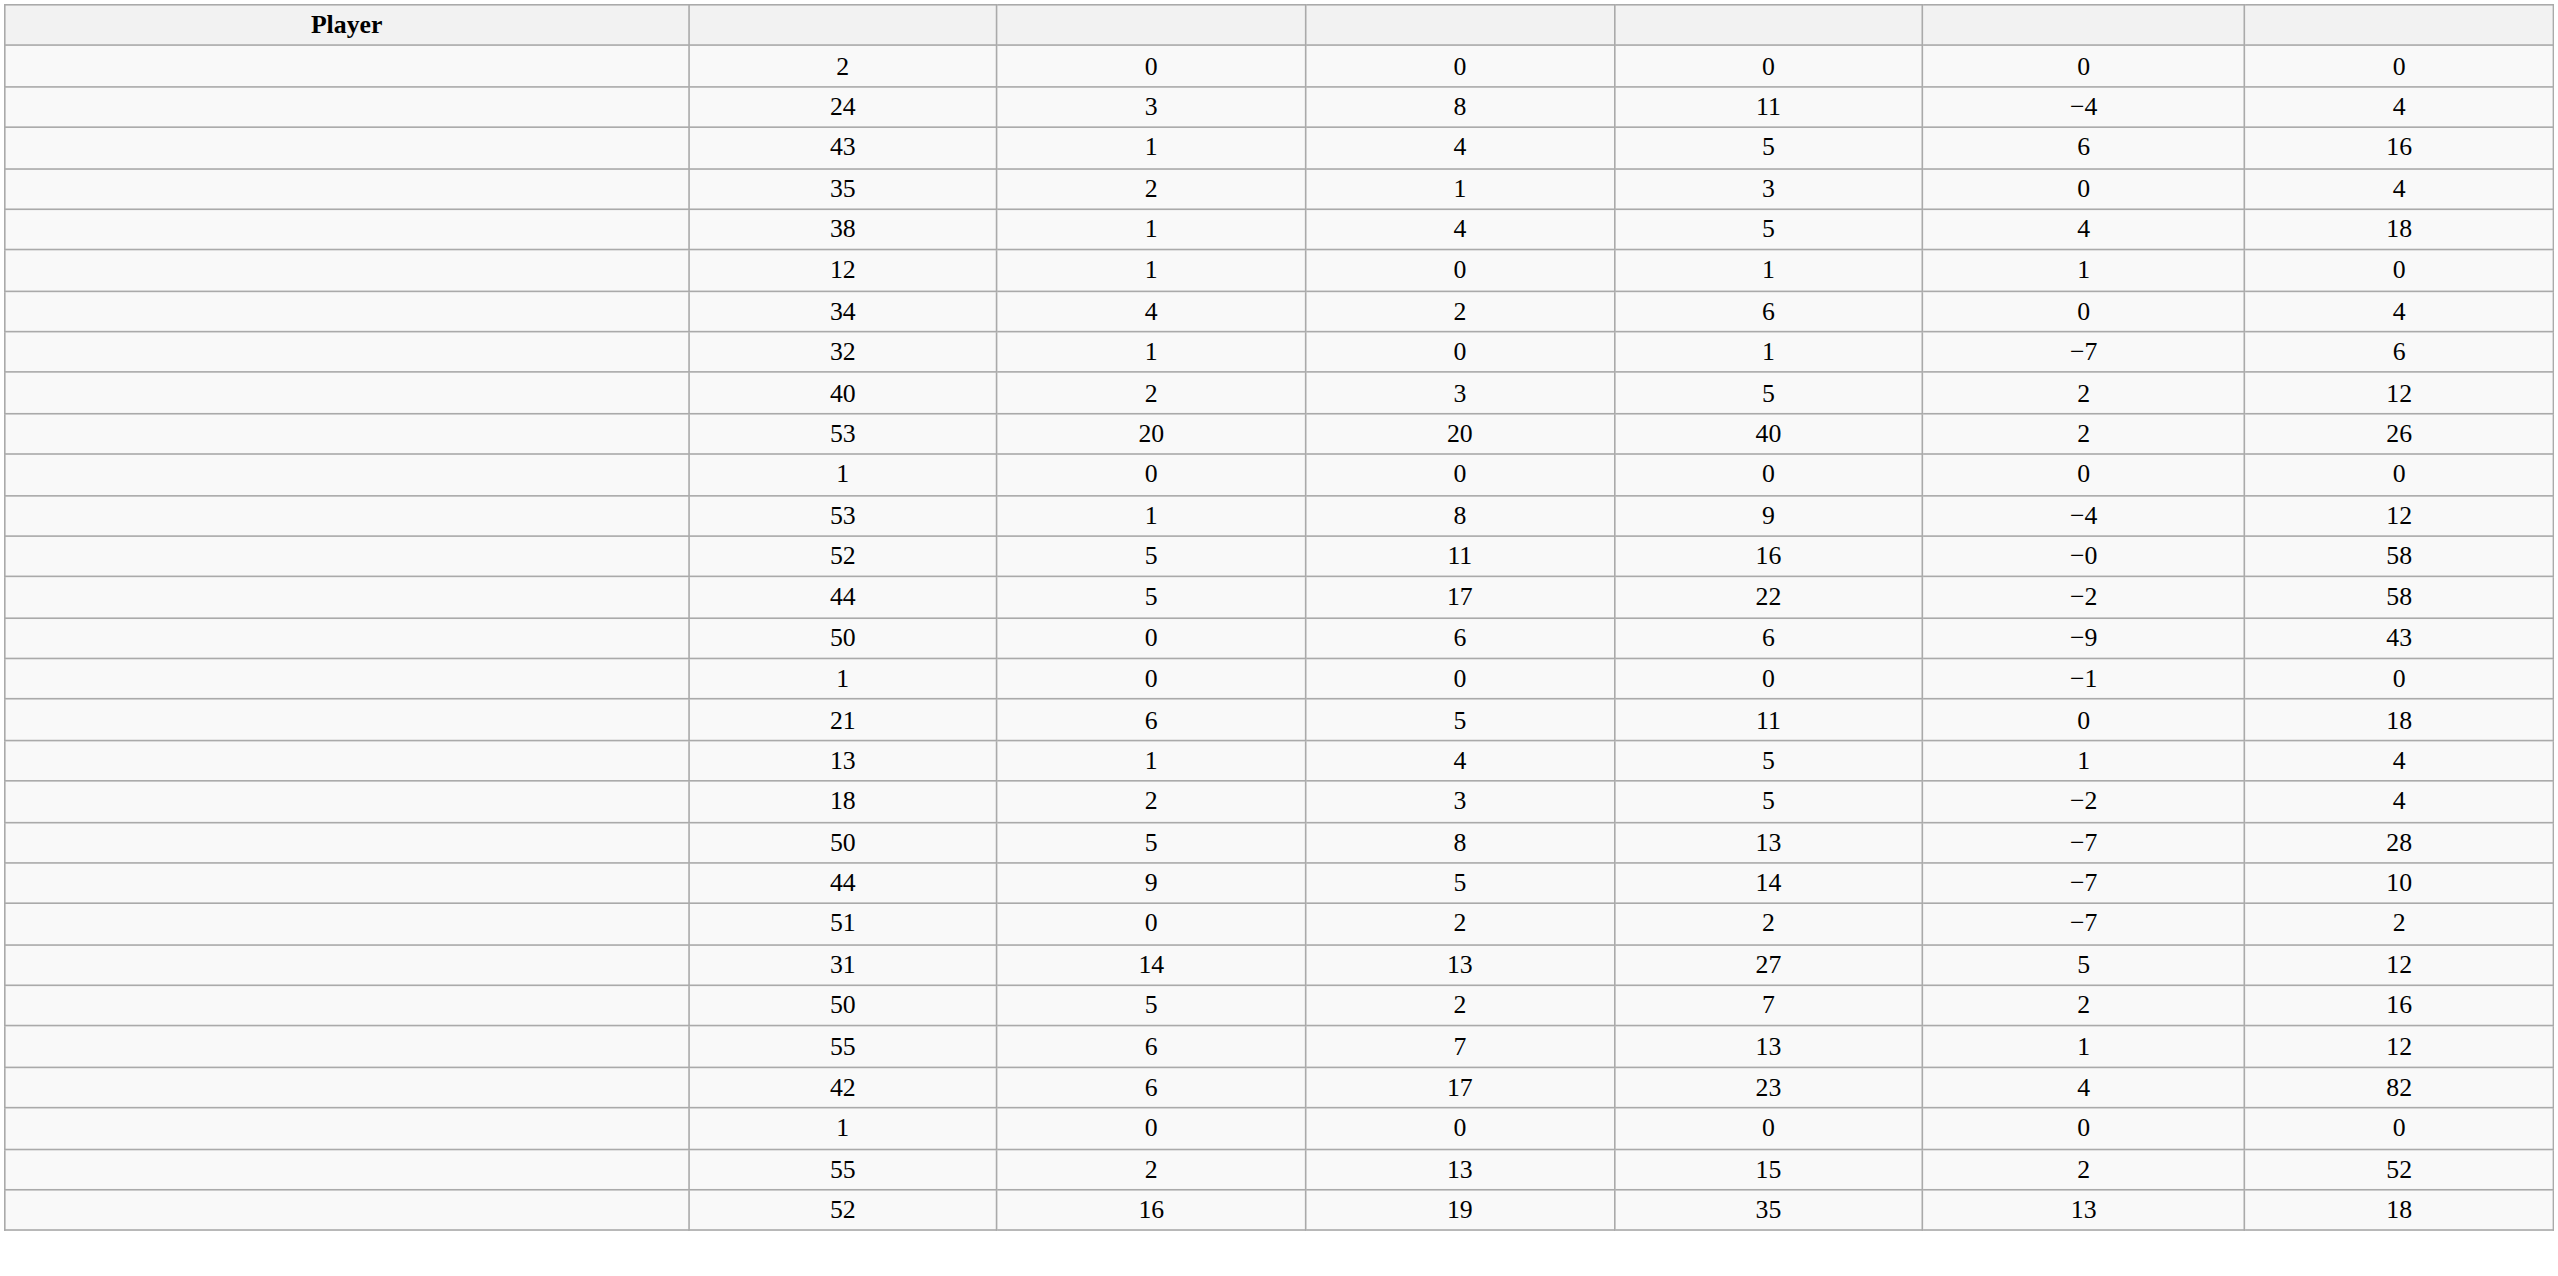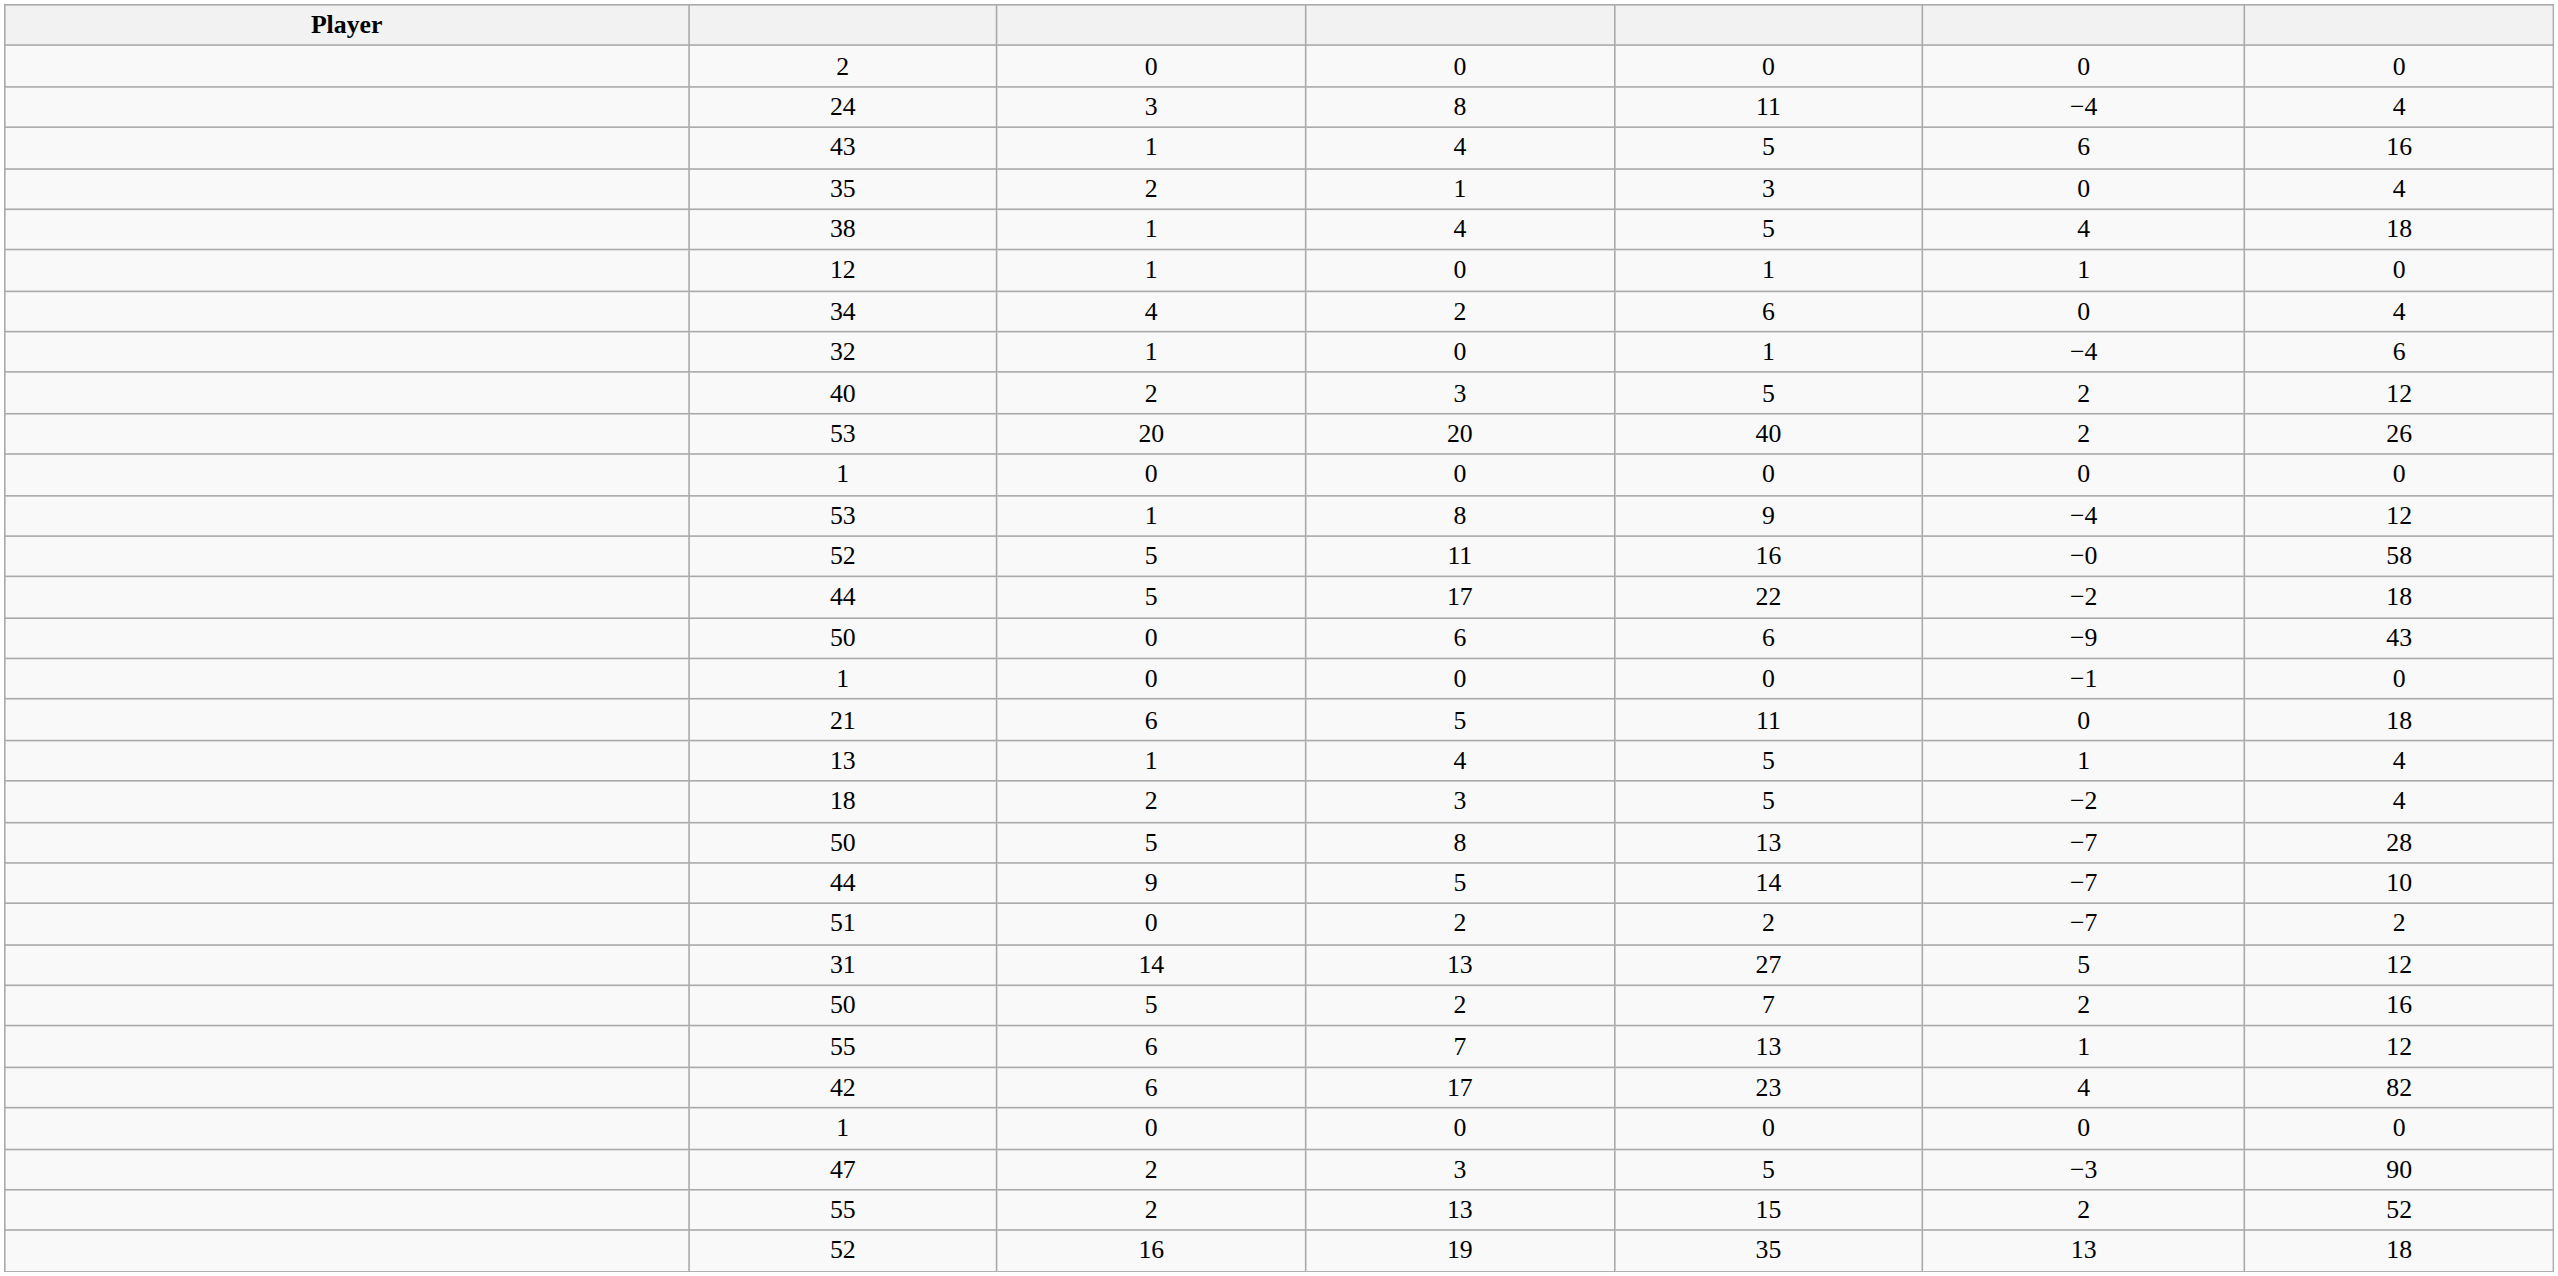(2084, 351) −7 -> (2084, 351) −4
(2399, 596) 58 -> (2399, 596) 18
+ row: (843, 1168)
